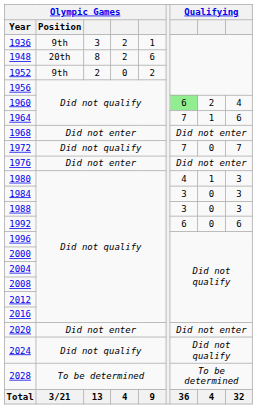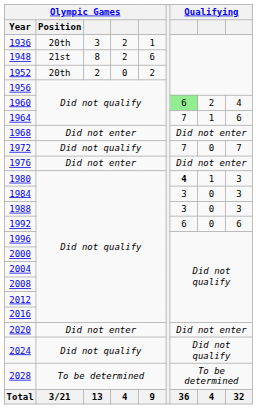(60, 42) 9th -> (60, 42) 20th
(60, 57) 20th -> (60, 57) 21st
(60, 72) 9th -> (60, 72) 20th
(184, 178) normal -> (184, 178) bold
